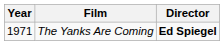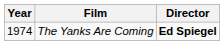(20, 31) 1971 -> (20, 31) 1974
